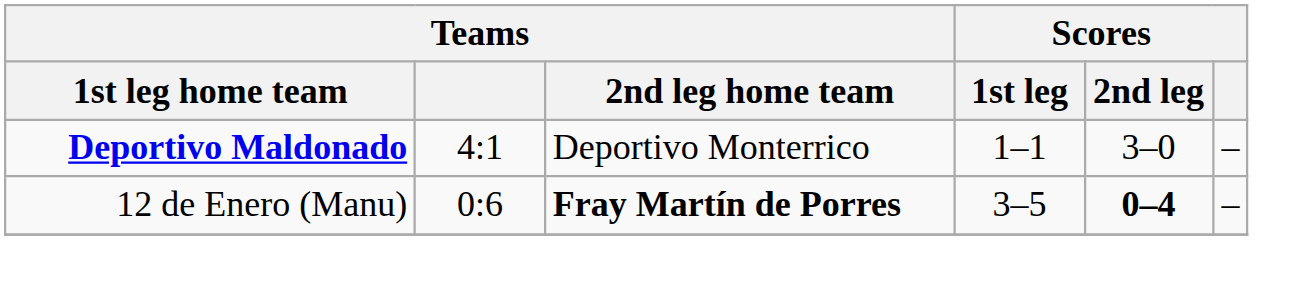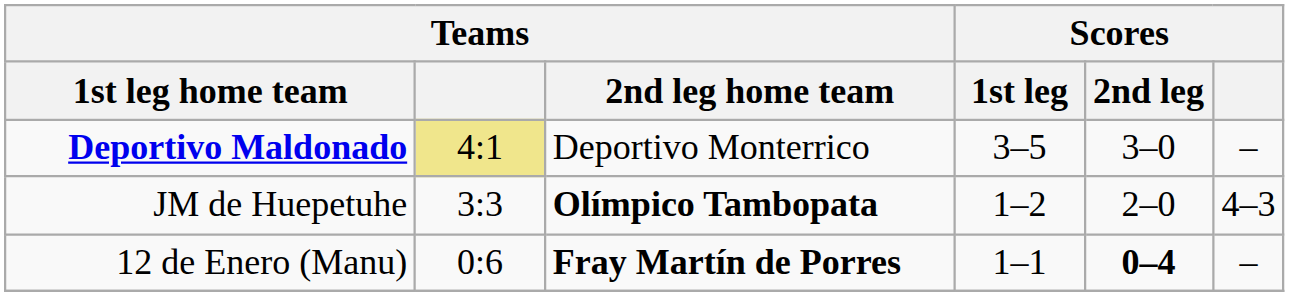(480, 147) no background -> (480, 147) khaki background
(1019, 147) 1–1 -> (1019, 147) 3–5
+ row: (280, 204)
(1019, 204) 3–5 -> (1019, 261) 1–1
